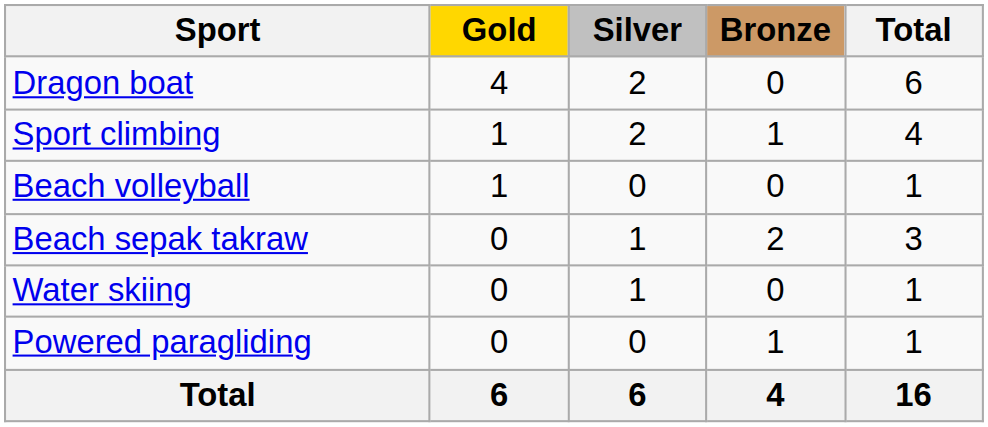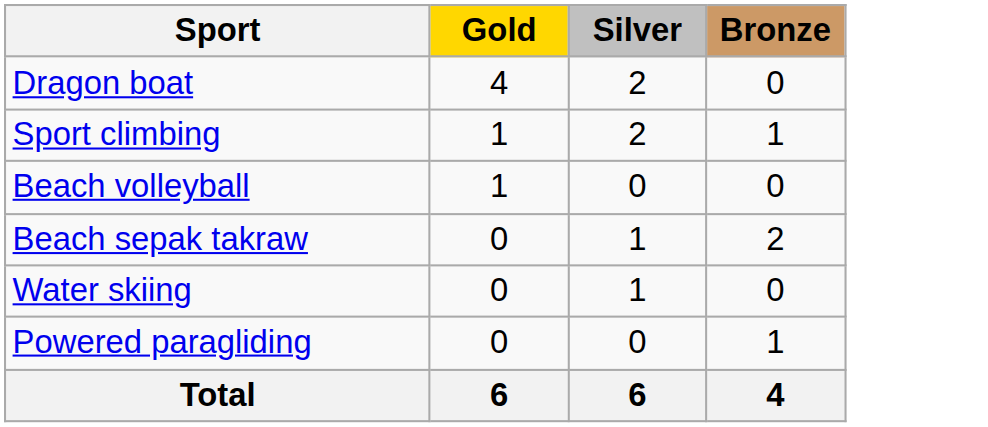- column: (914, 30)
